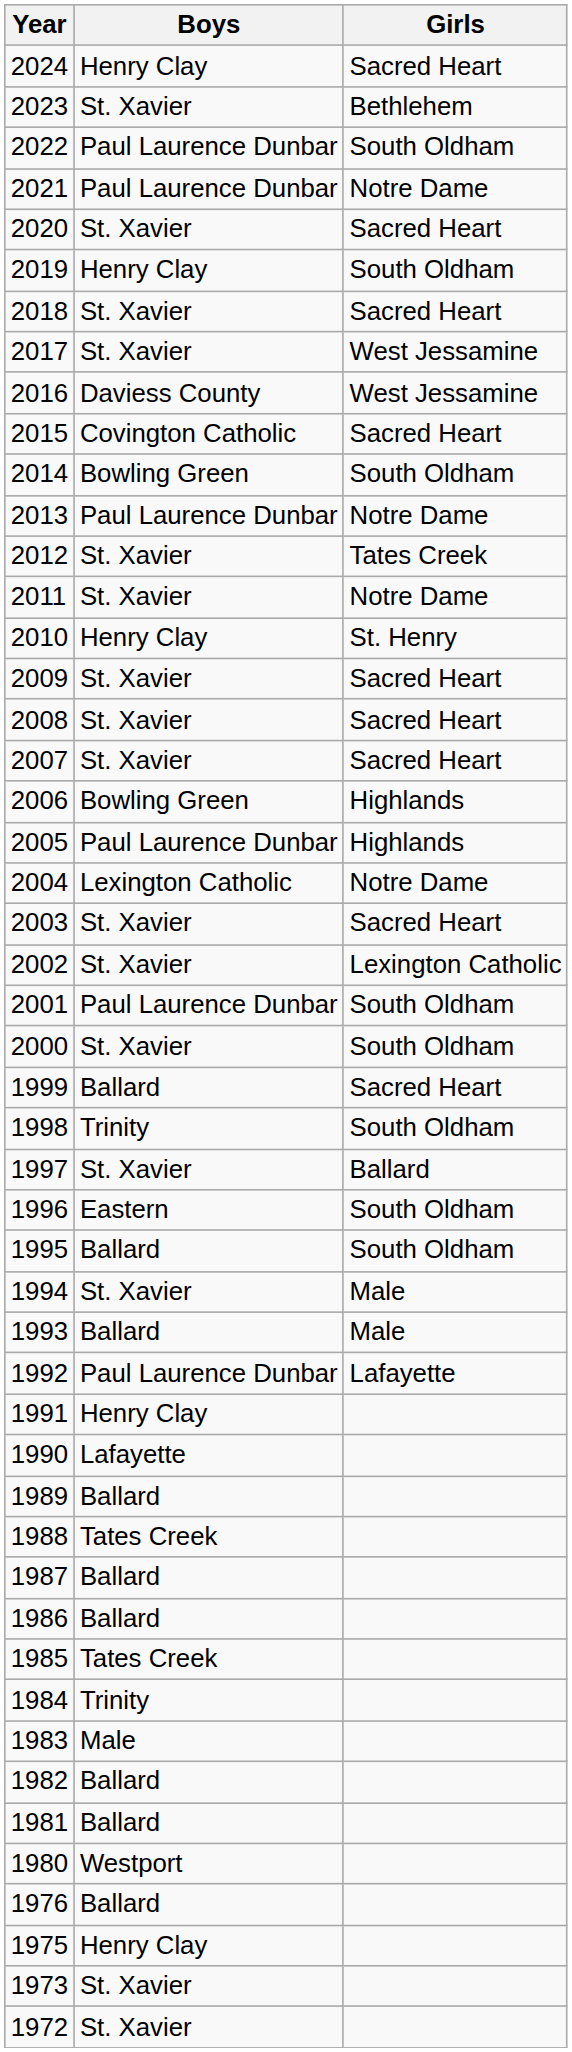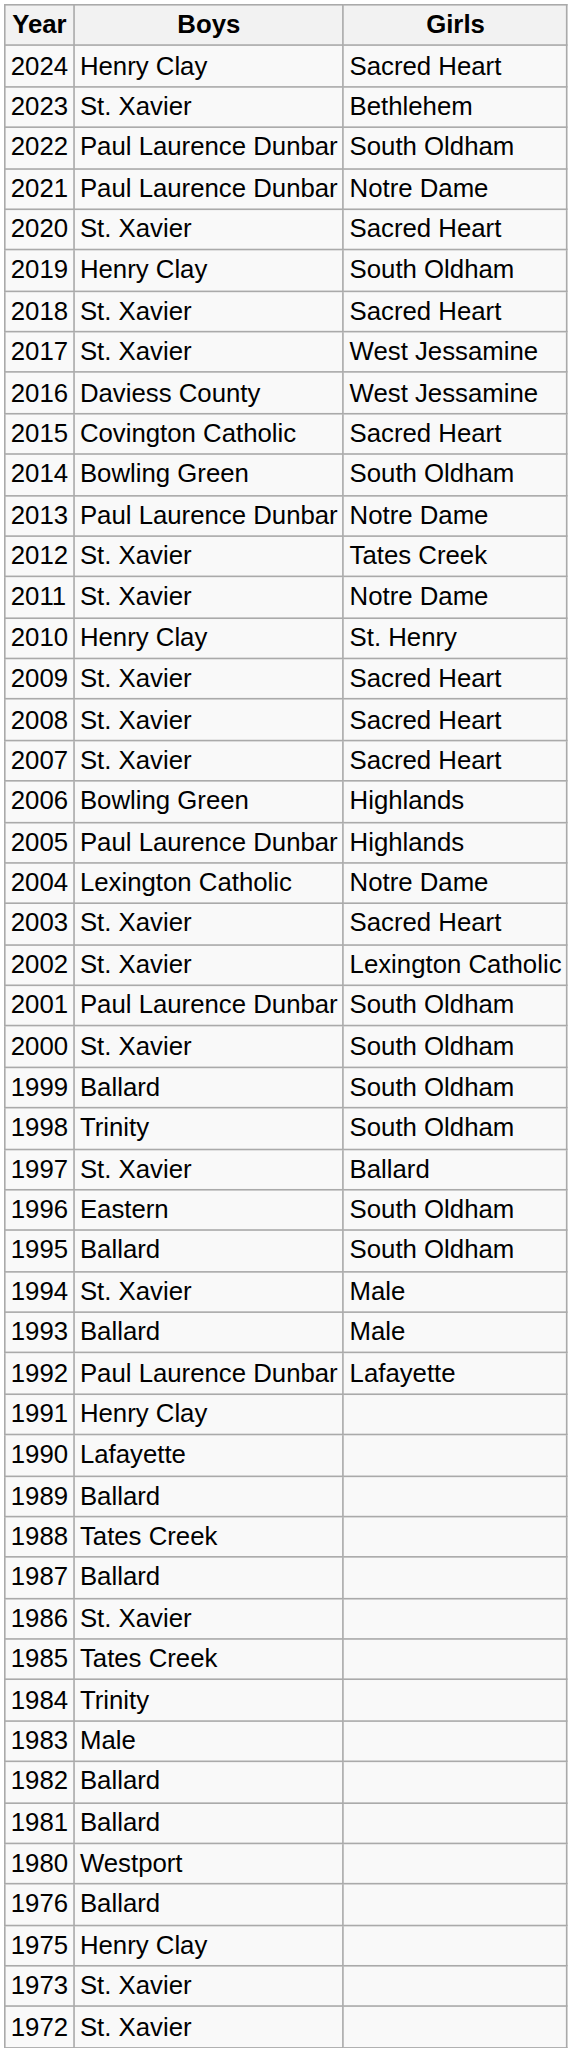(425, 1087) Sacred Heart -> (432, 1087) South Oldham
(120, 1618) Ballard -> (136, 1618) St. Xavier
